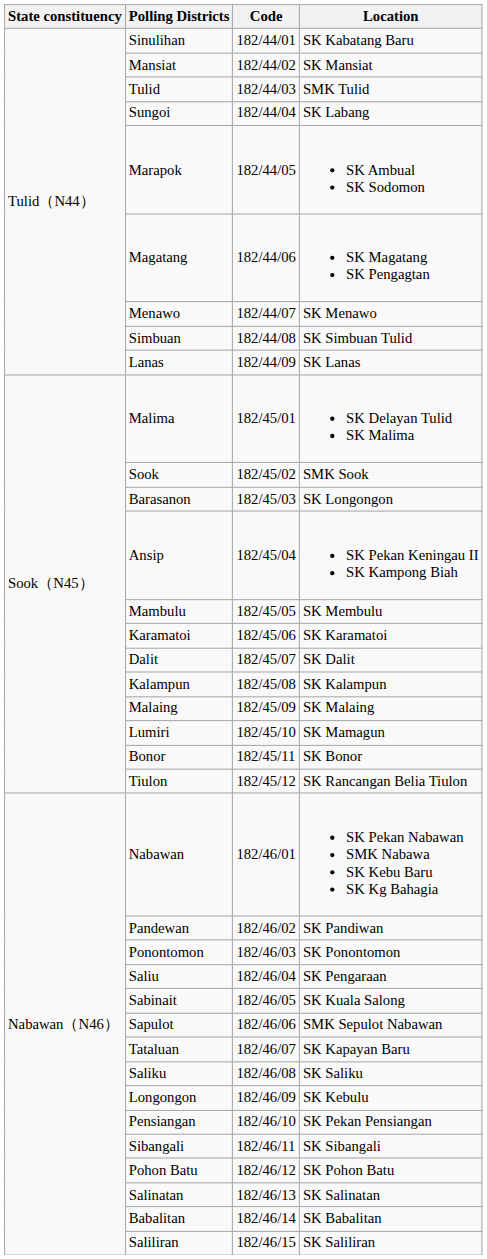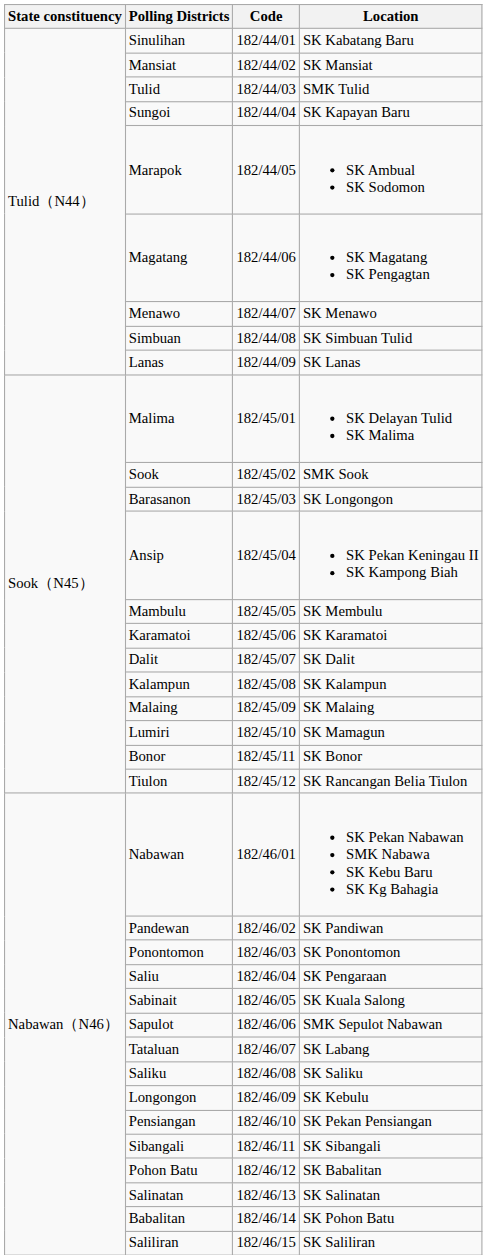(336, 113) SK Labang -> (356, 113) SK Kapayan Baru
(356, 1048) SK Kapayan Baru -> (336, 1048) SK Labang
(349, 1170) SK Pohon Batu -> (342, 1170) SK Babalitan
(342, 1218) SK Babalitan -> (349, 1218) SK Pohon Batu
